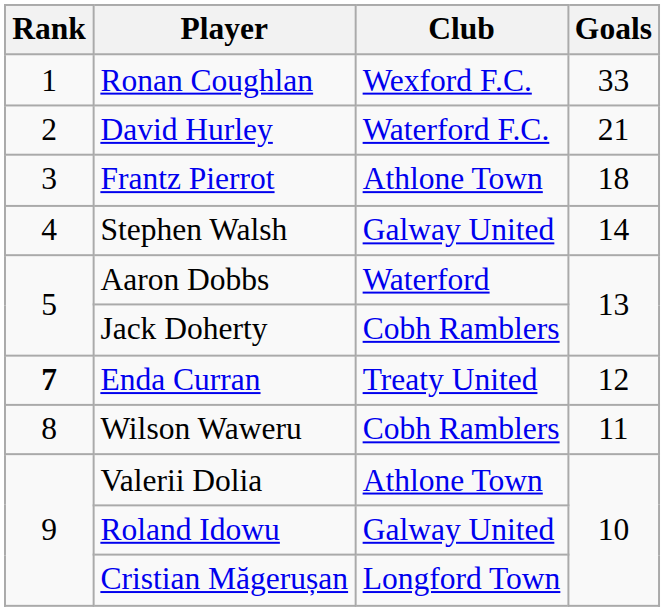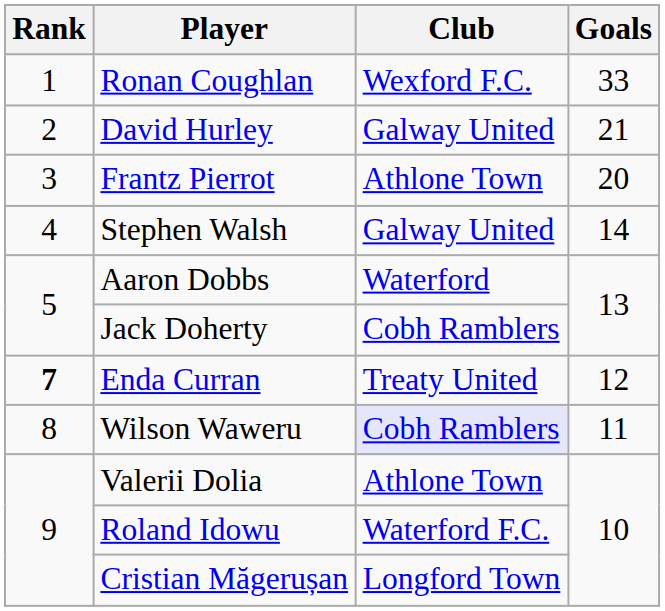(456, 129) Waterford F.C. -> (458, 129) Galway United
(613, 179) 18 -> (613, 179) 20
(461, 429) no background -> (461, 429) lavender background
(458, 529) Galway United -> (456, 529) Waterford F.C.
